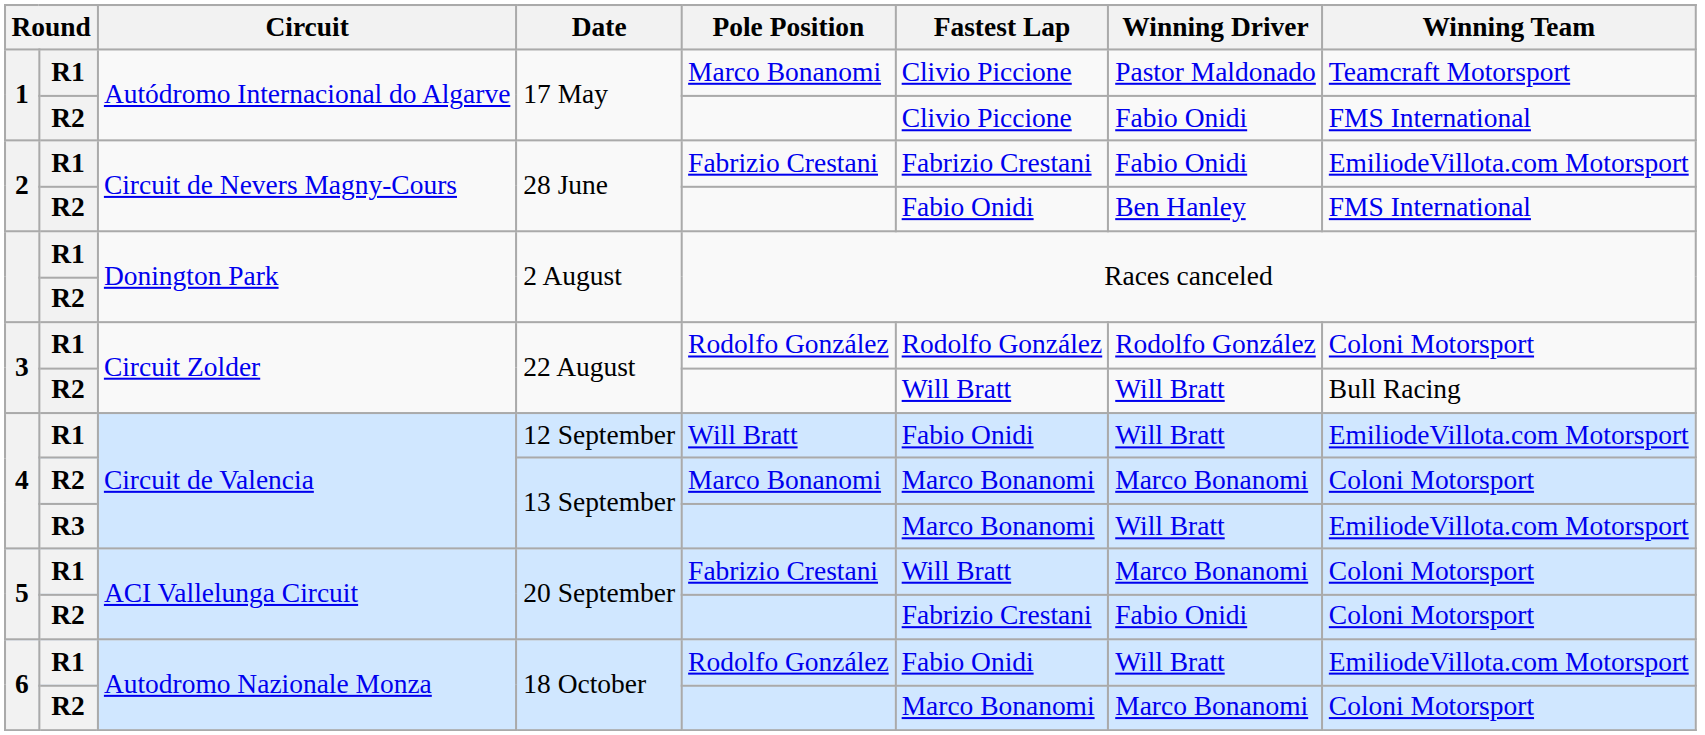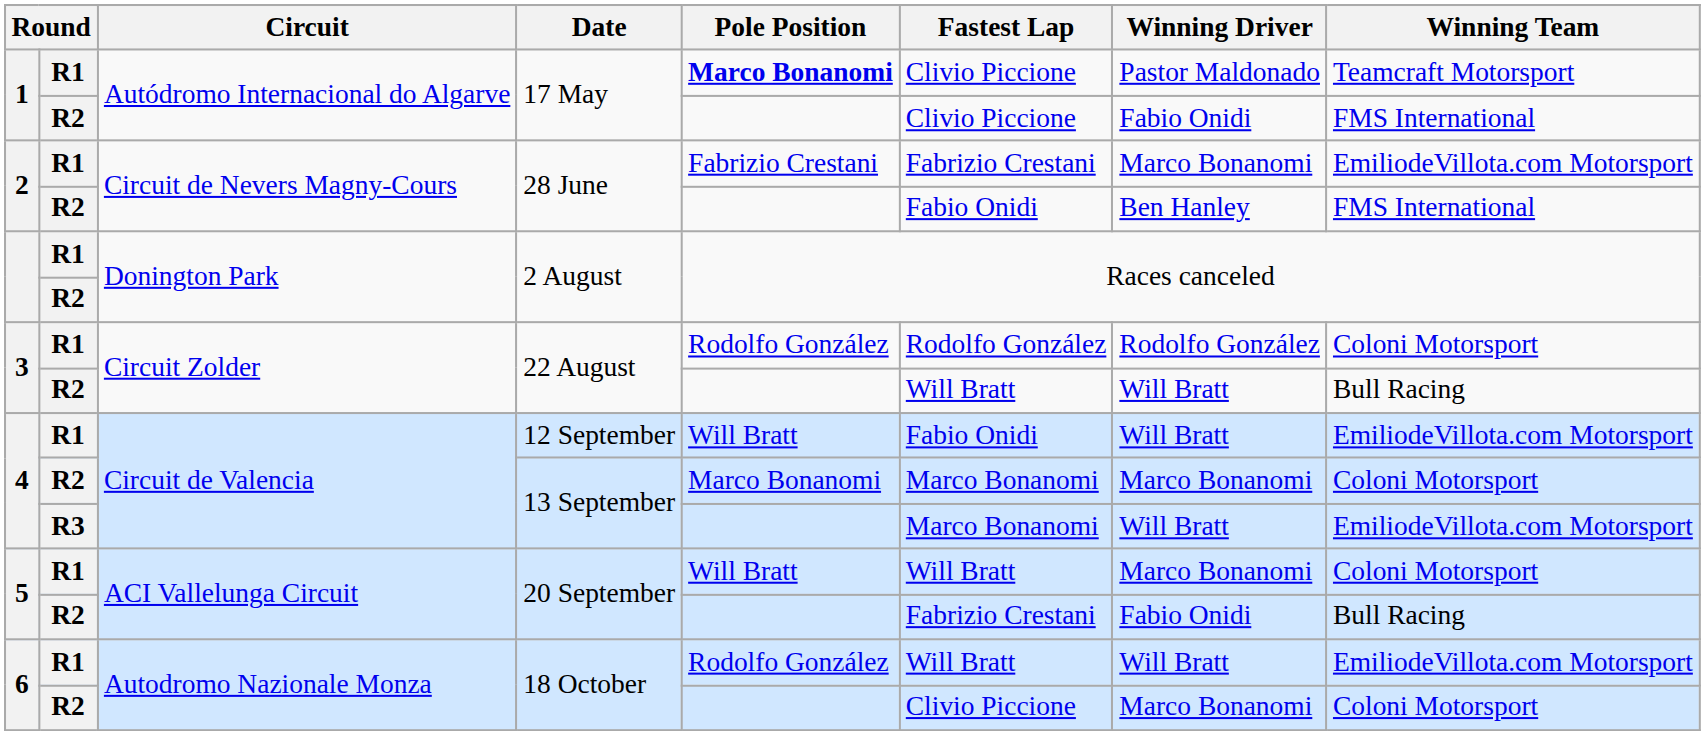(785, 72) normal -> (790, 72) bold
(1181, 162) Fabio Onidi -> (1216, 162) Marco Bonanomi
(783, 570) Fabrizio Crestani -> (743, 570) Will Bratt
(1431, 615) Coloni Motorsport -> (1399, 615) Bull Racing
(968, 661) Fabio Onidi -> (961, 661) Will Bratt
(998, 706) Marco Bonanomi -> (991, 706) Clivio Piccione
